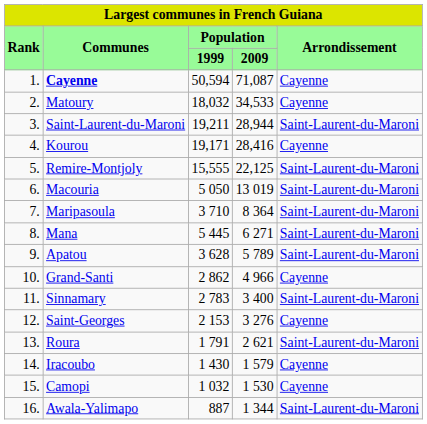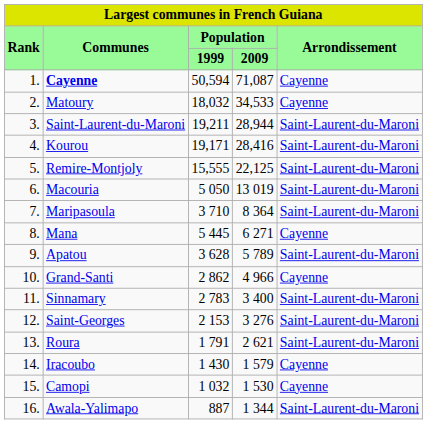(304, 146) Cayenne -> (349, 146) Saint-Laurent-du-Maroni
(349, 233) Saint-Laurent-du-Maroni -> (304, 233) Cayenne
(304, 320) Cayenne -> (349, 320) Saint-Laurent-du-Maroni
